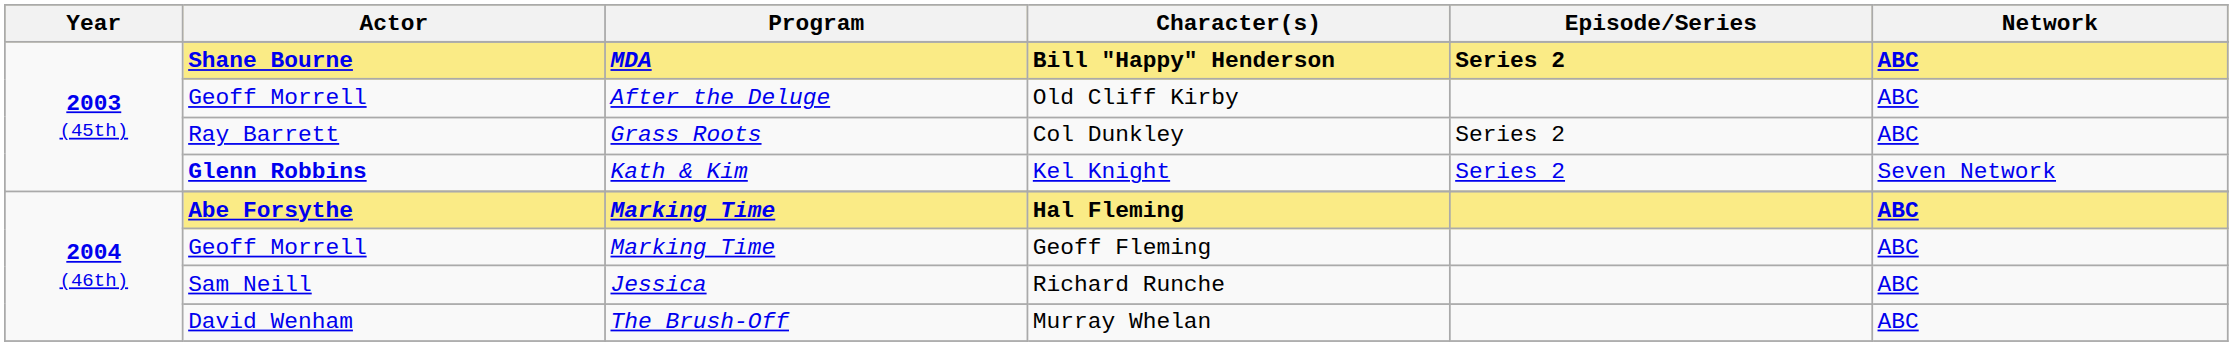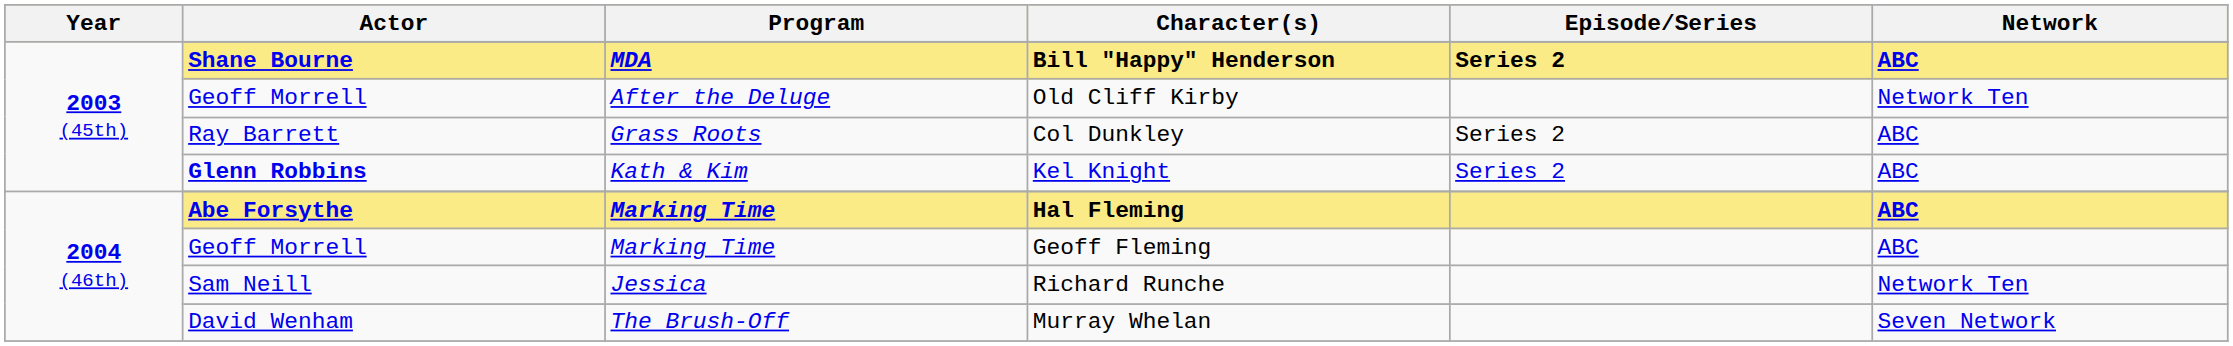(1898, 98) ABC -> (1953, 98) Network Ten
(1967, 173) Seven Network -> (1898, 173) ABC
(1898, 285) ABC -> (1953, 285) Network Ten
(1898, 322) ABC -> (1967, 322) Seven Network
